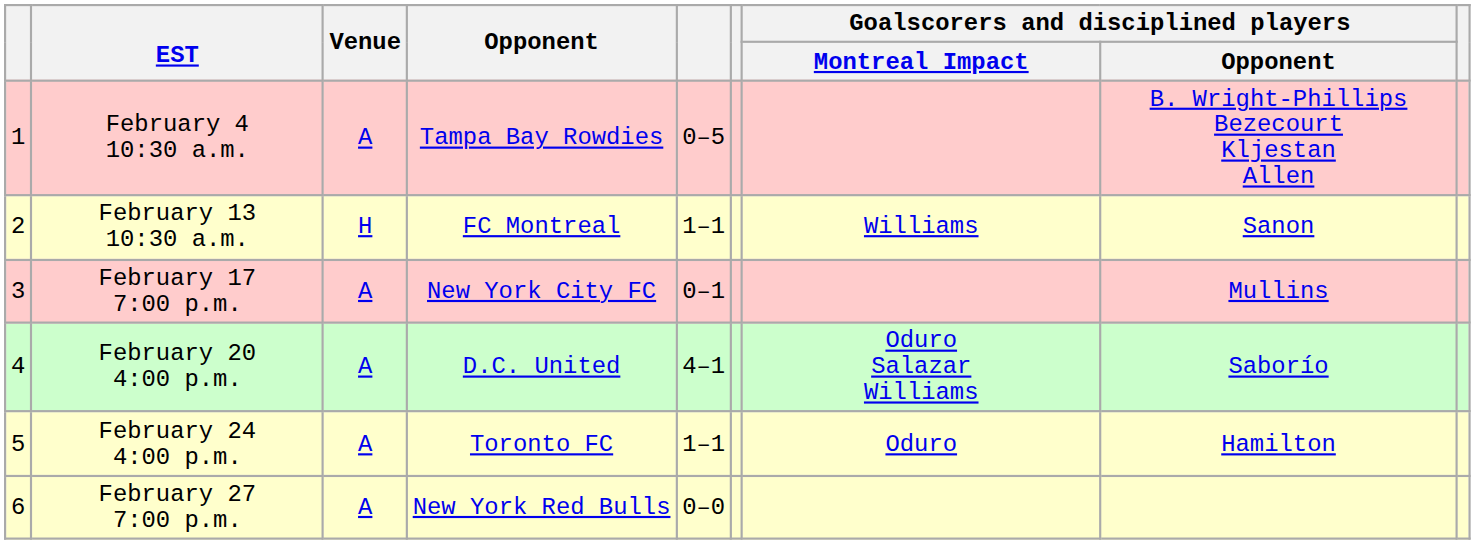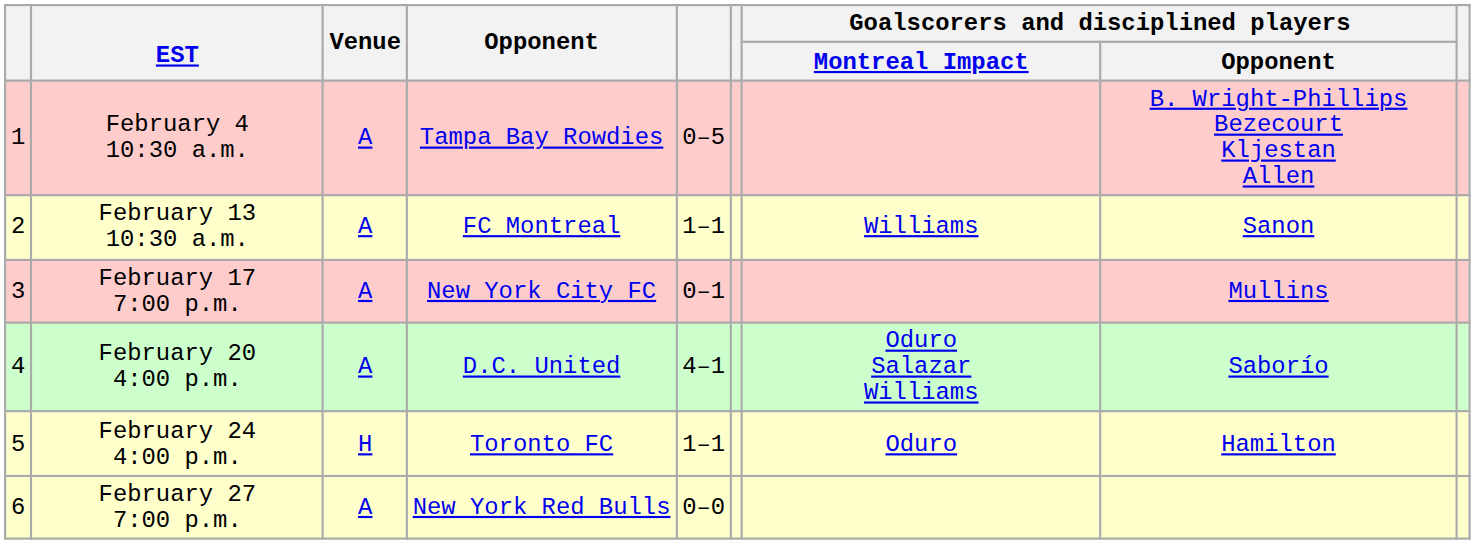(365, 227) H -> (365, 227) A
(365, 444) A -> (365, 444) H
